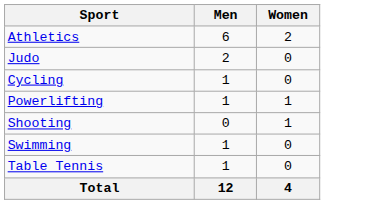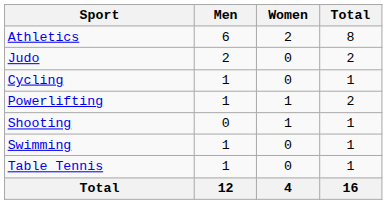+ column: (350, 15)
